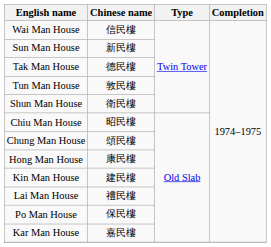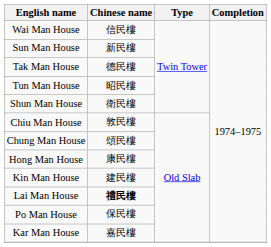(121, 85) 敦民樓 -> (121, 85) 昭民樓
(121, 122) 昭民樓 -> (121, 122) 敦民樓
(121, 195) normal -> (121, 195) bold
